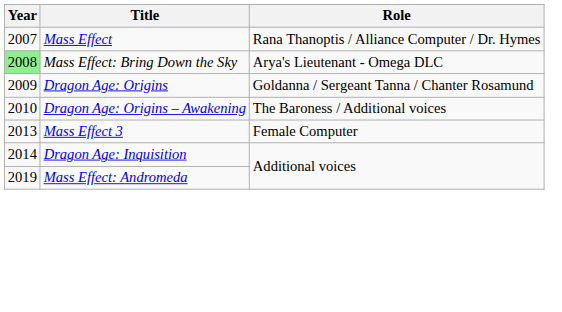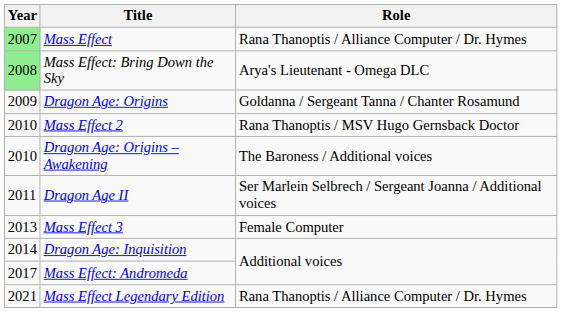(22, 39) no background -> (22, 39) lightgreen background
+ row: (83, 124)
+ row: (86, 195)
(22, 177) 2019 -> (22, 273) 2017
+ row: (134, 296)
